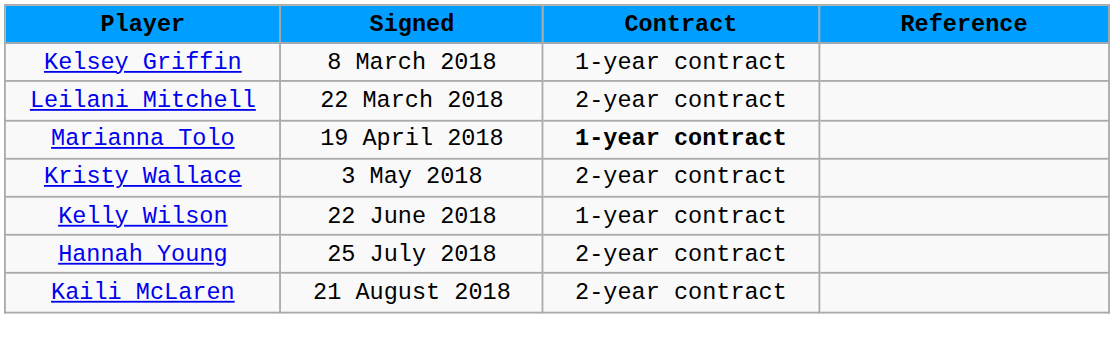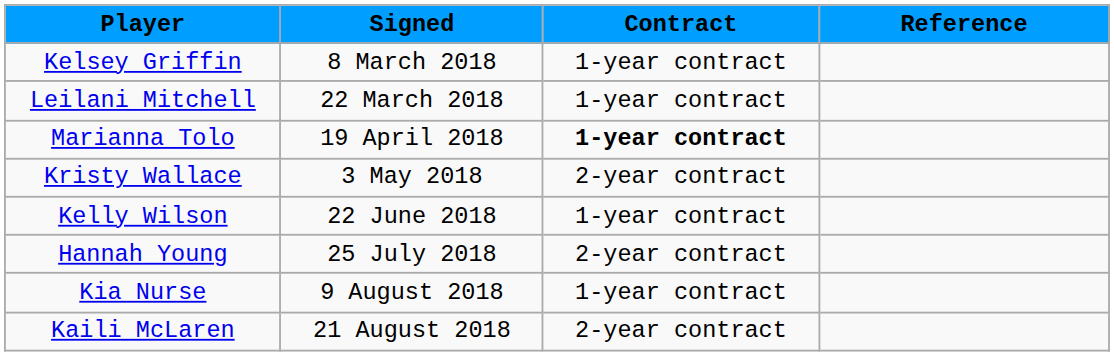(681, 101) 2-year contract -> (681, 101) 1-year contract
+ row: (143, 293)
